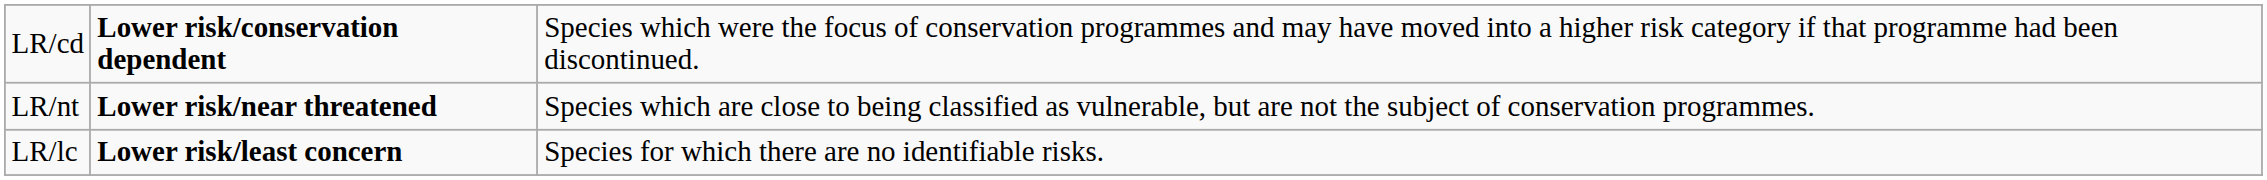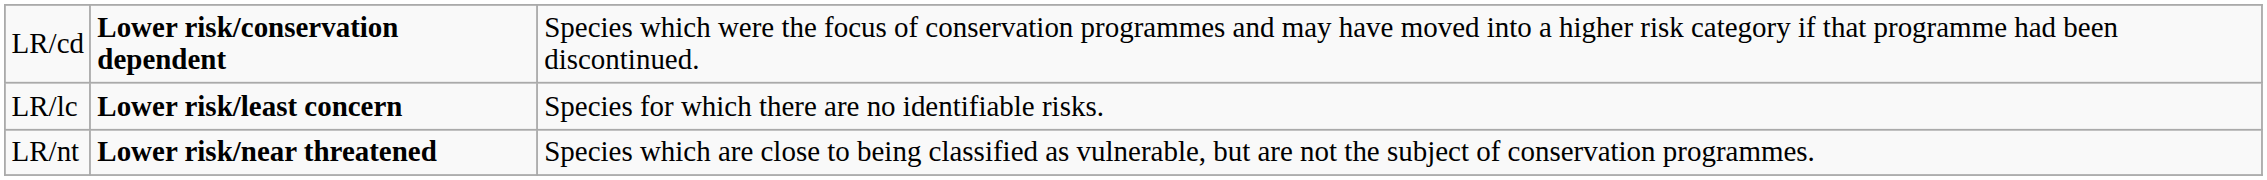rows swapped: (45, 105) <-> (45, 151)
